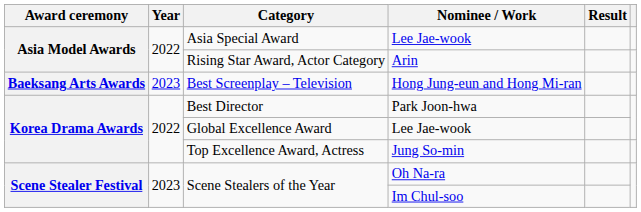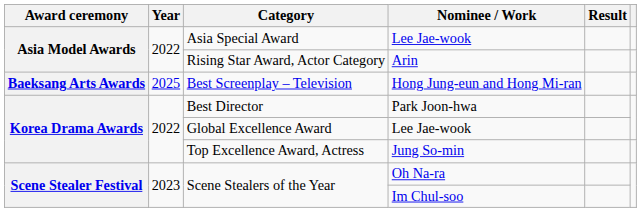(166, 83) 2023 -> (166, 83) 2025
